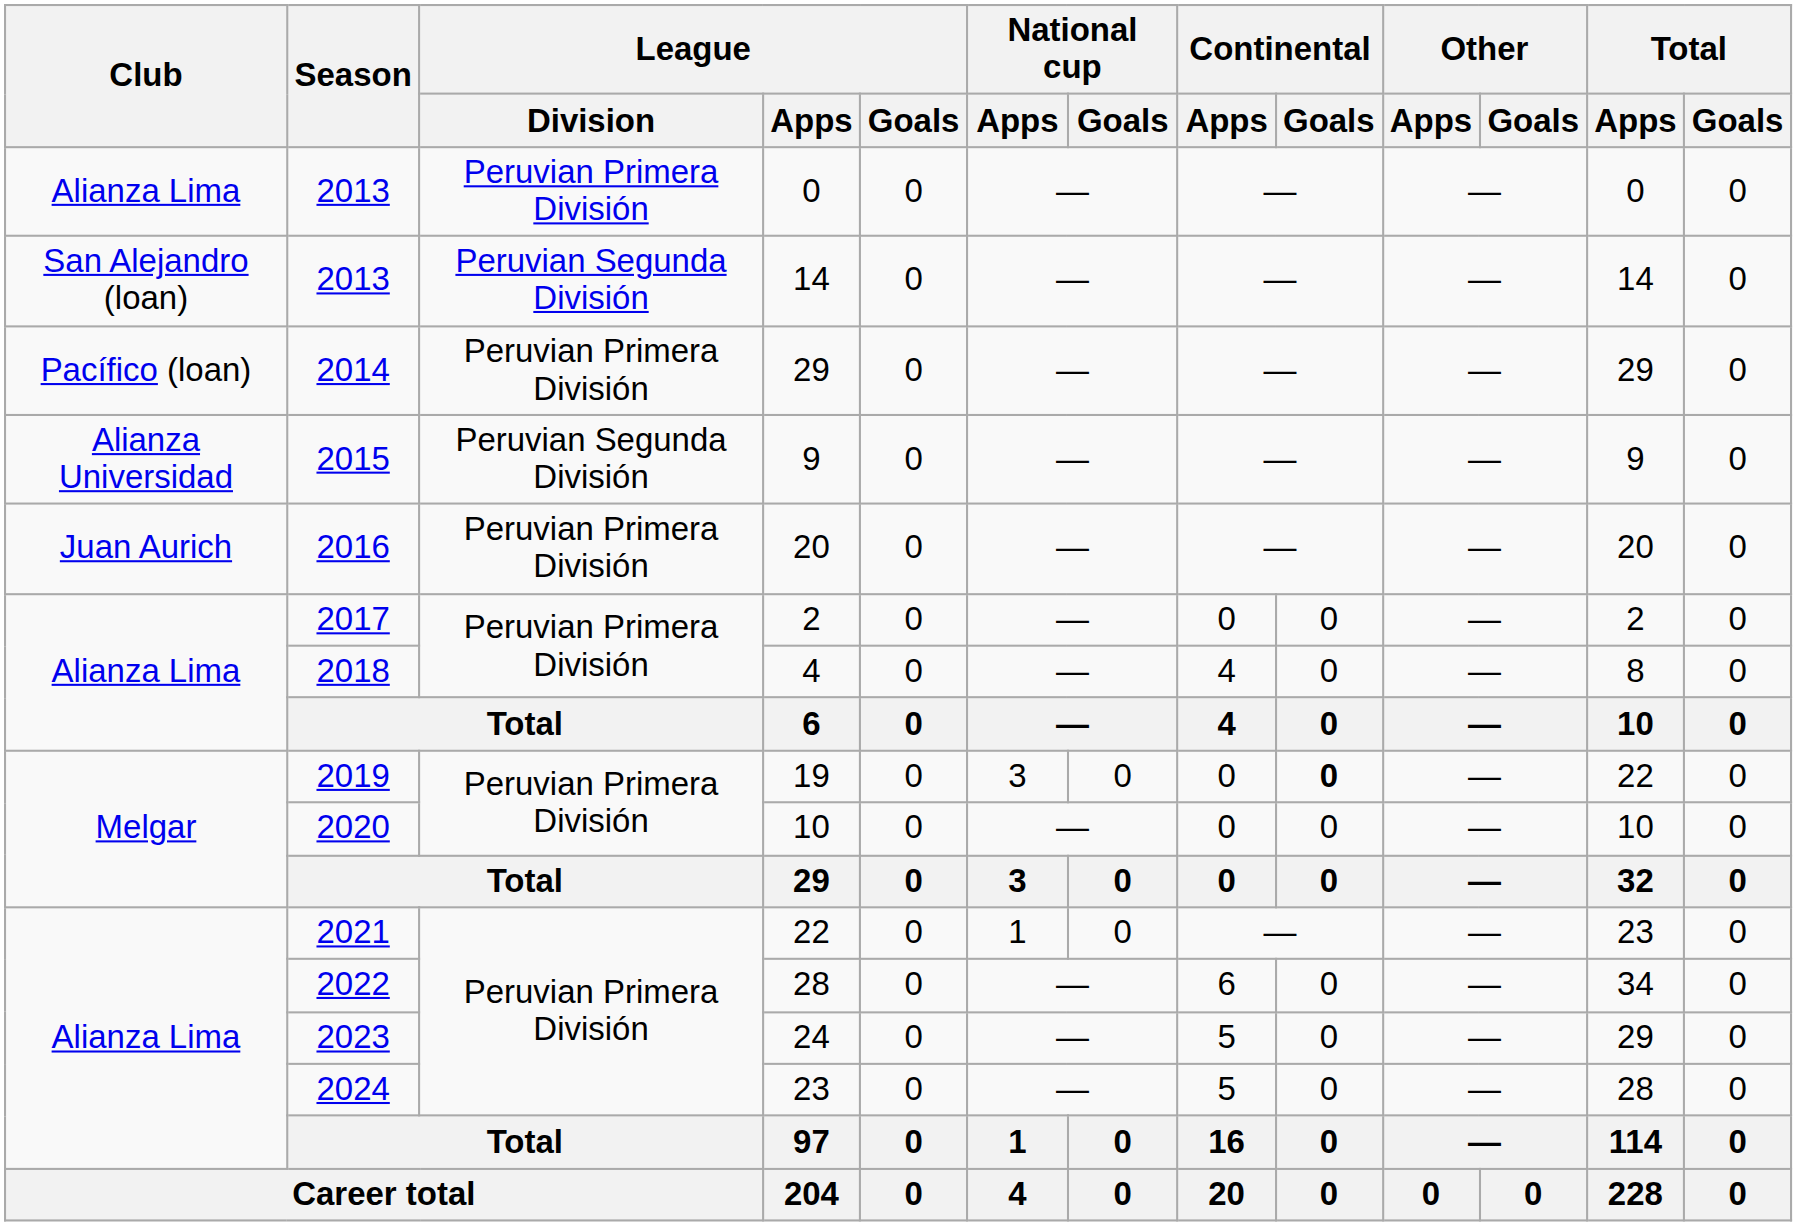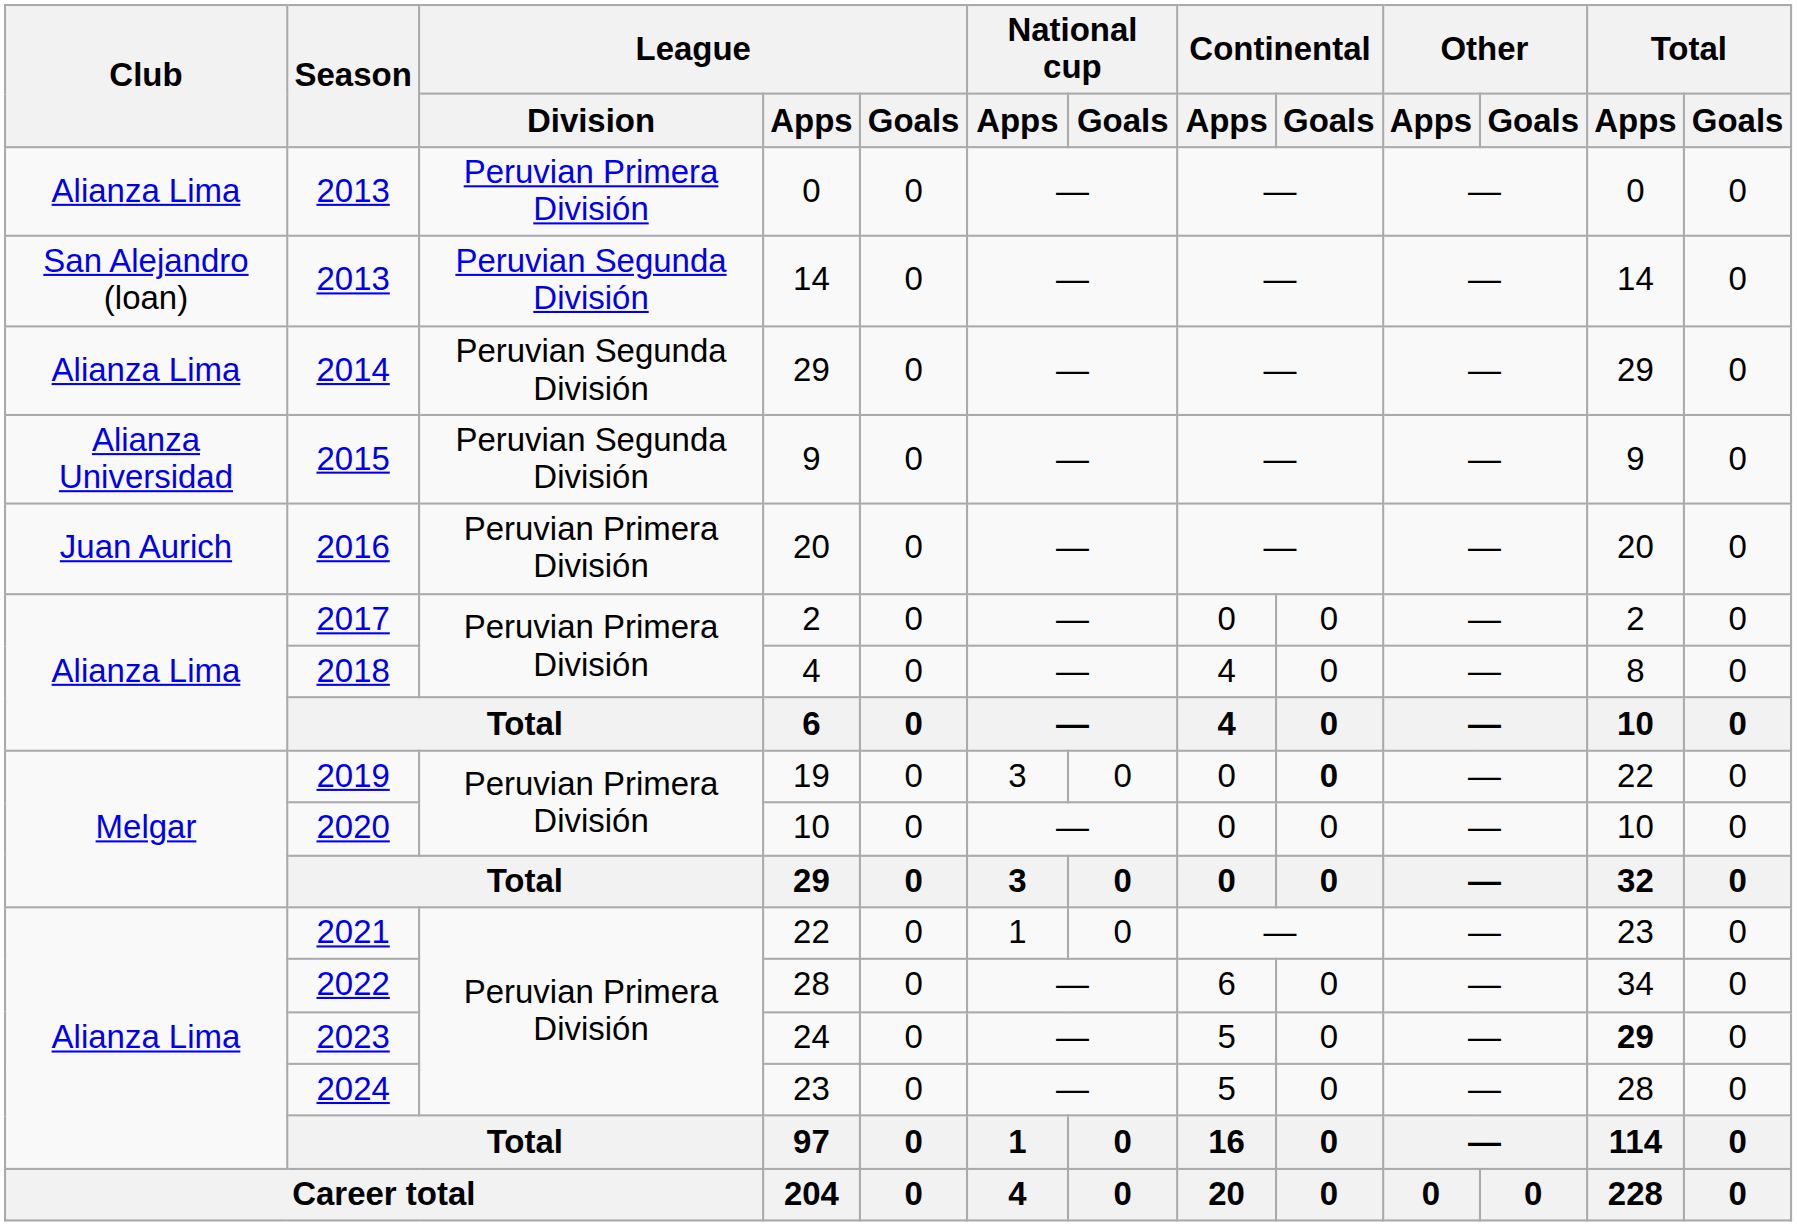(146, 369) Pacífico (loan) -> (146, 369) Alianza Lima
(591, 369) Peruvian Primera División -> (591, 369) Peruvian Segunda División
(1635, 1037) normal -> (1635, 1037) bold
